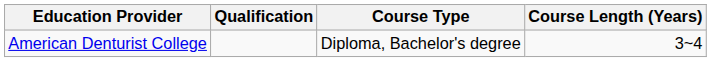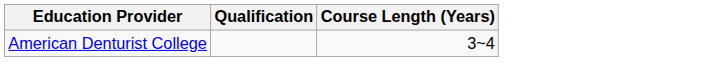- column: (421, 17)
